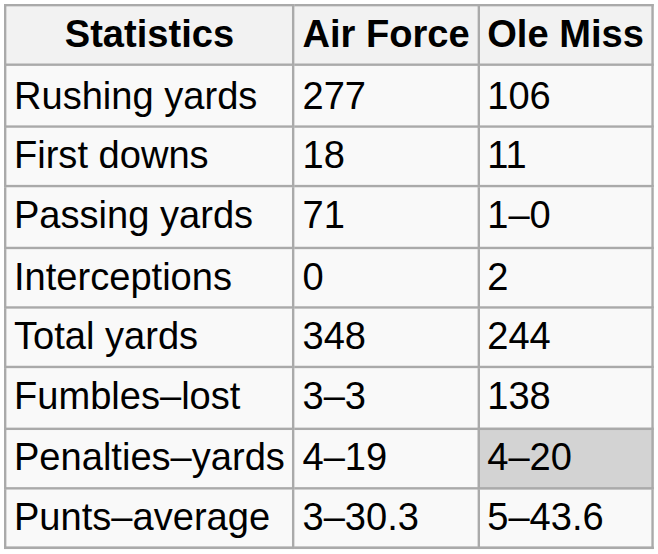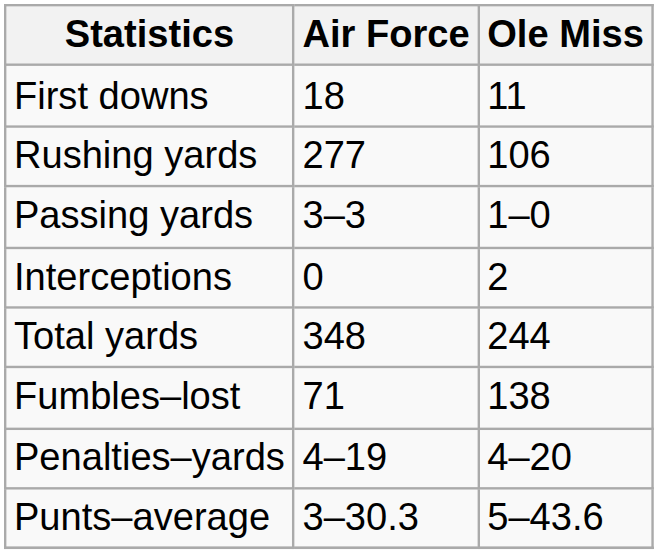rows swapped: (111, 155) <-> (136, 95)
(324, 215) 71 -> (334, 215) 3–3
(334, 397) 3–3 -> (324, 397) 71
(530, 457) lightgrey background -> (530, 457) no background
